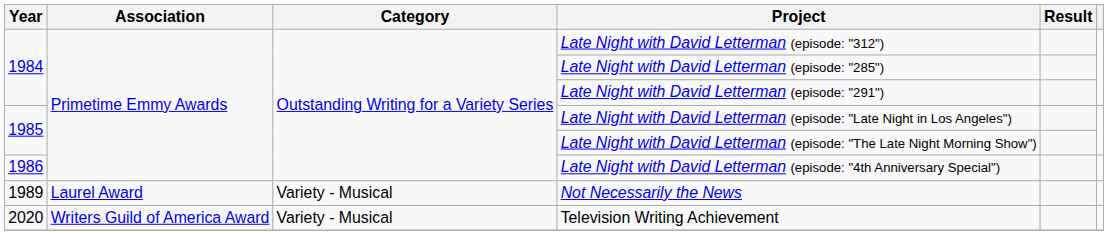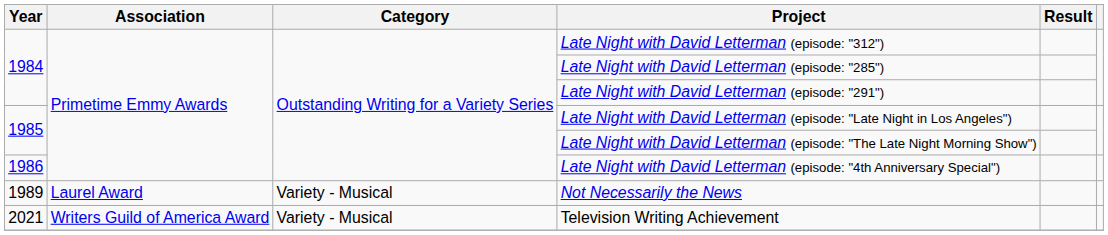(26, 218) 2020 -> (26, 218) 2021
